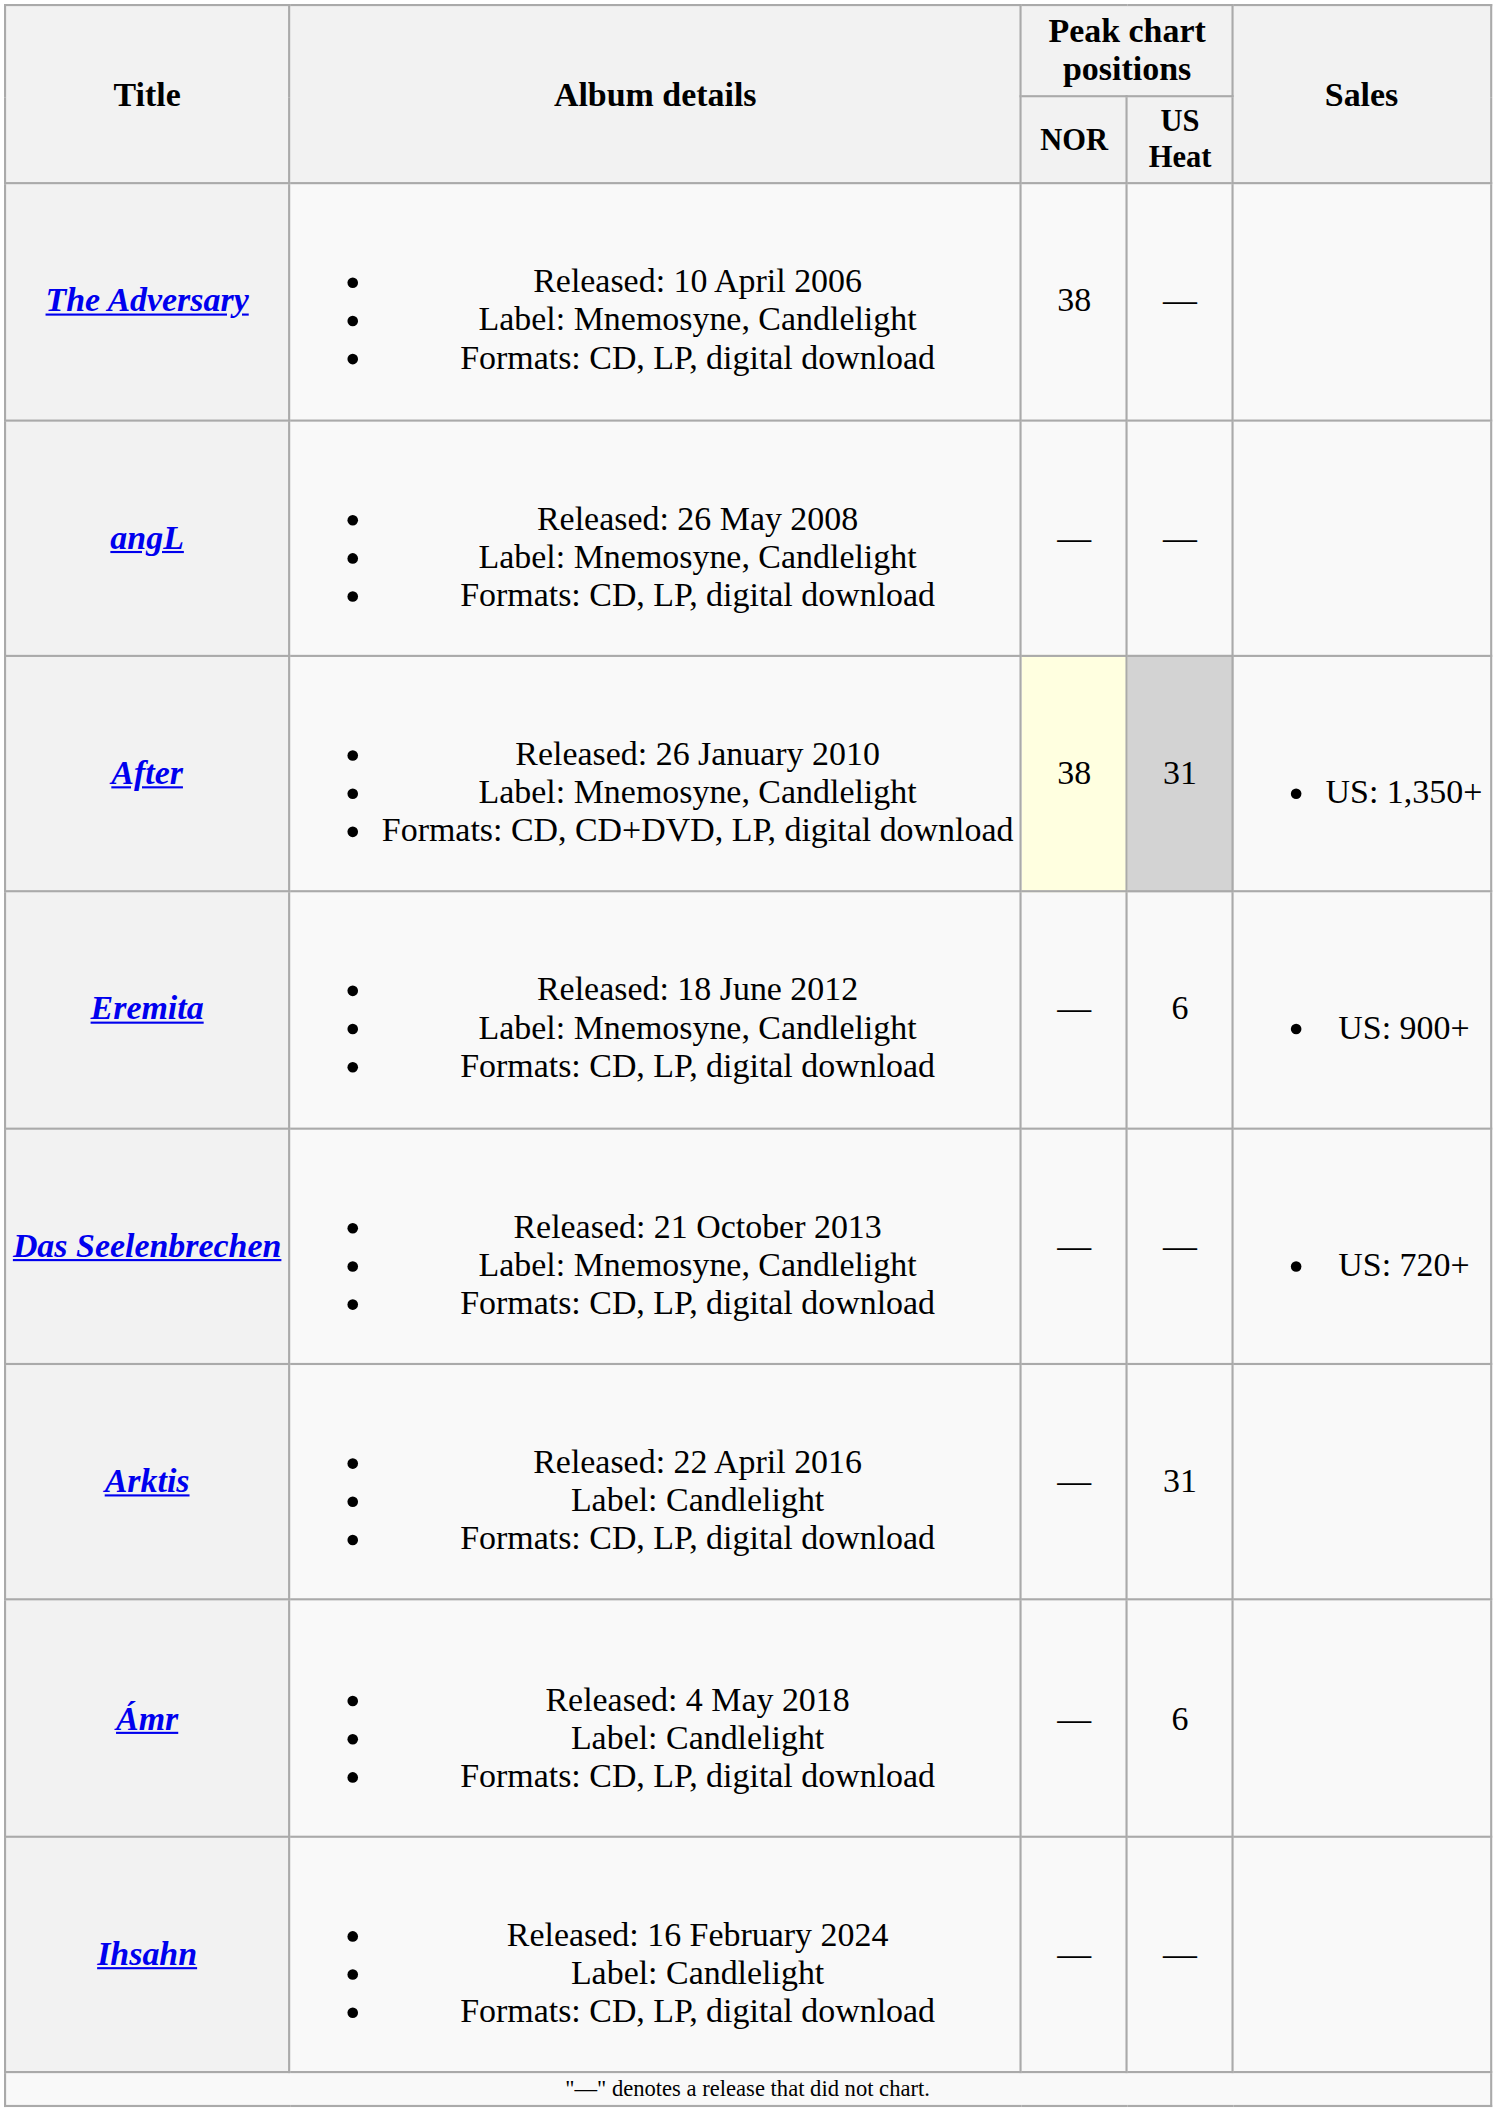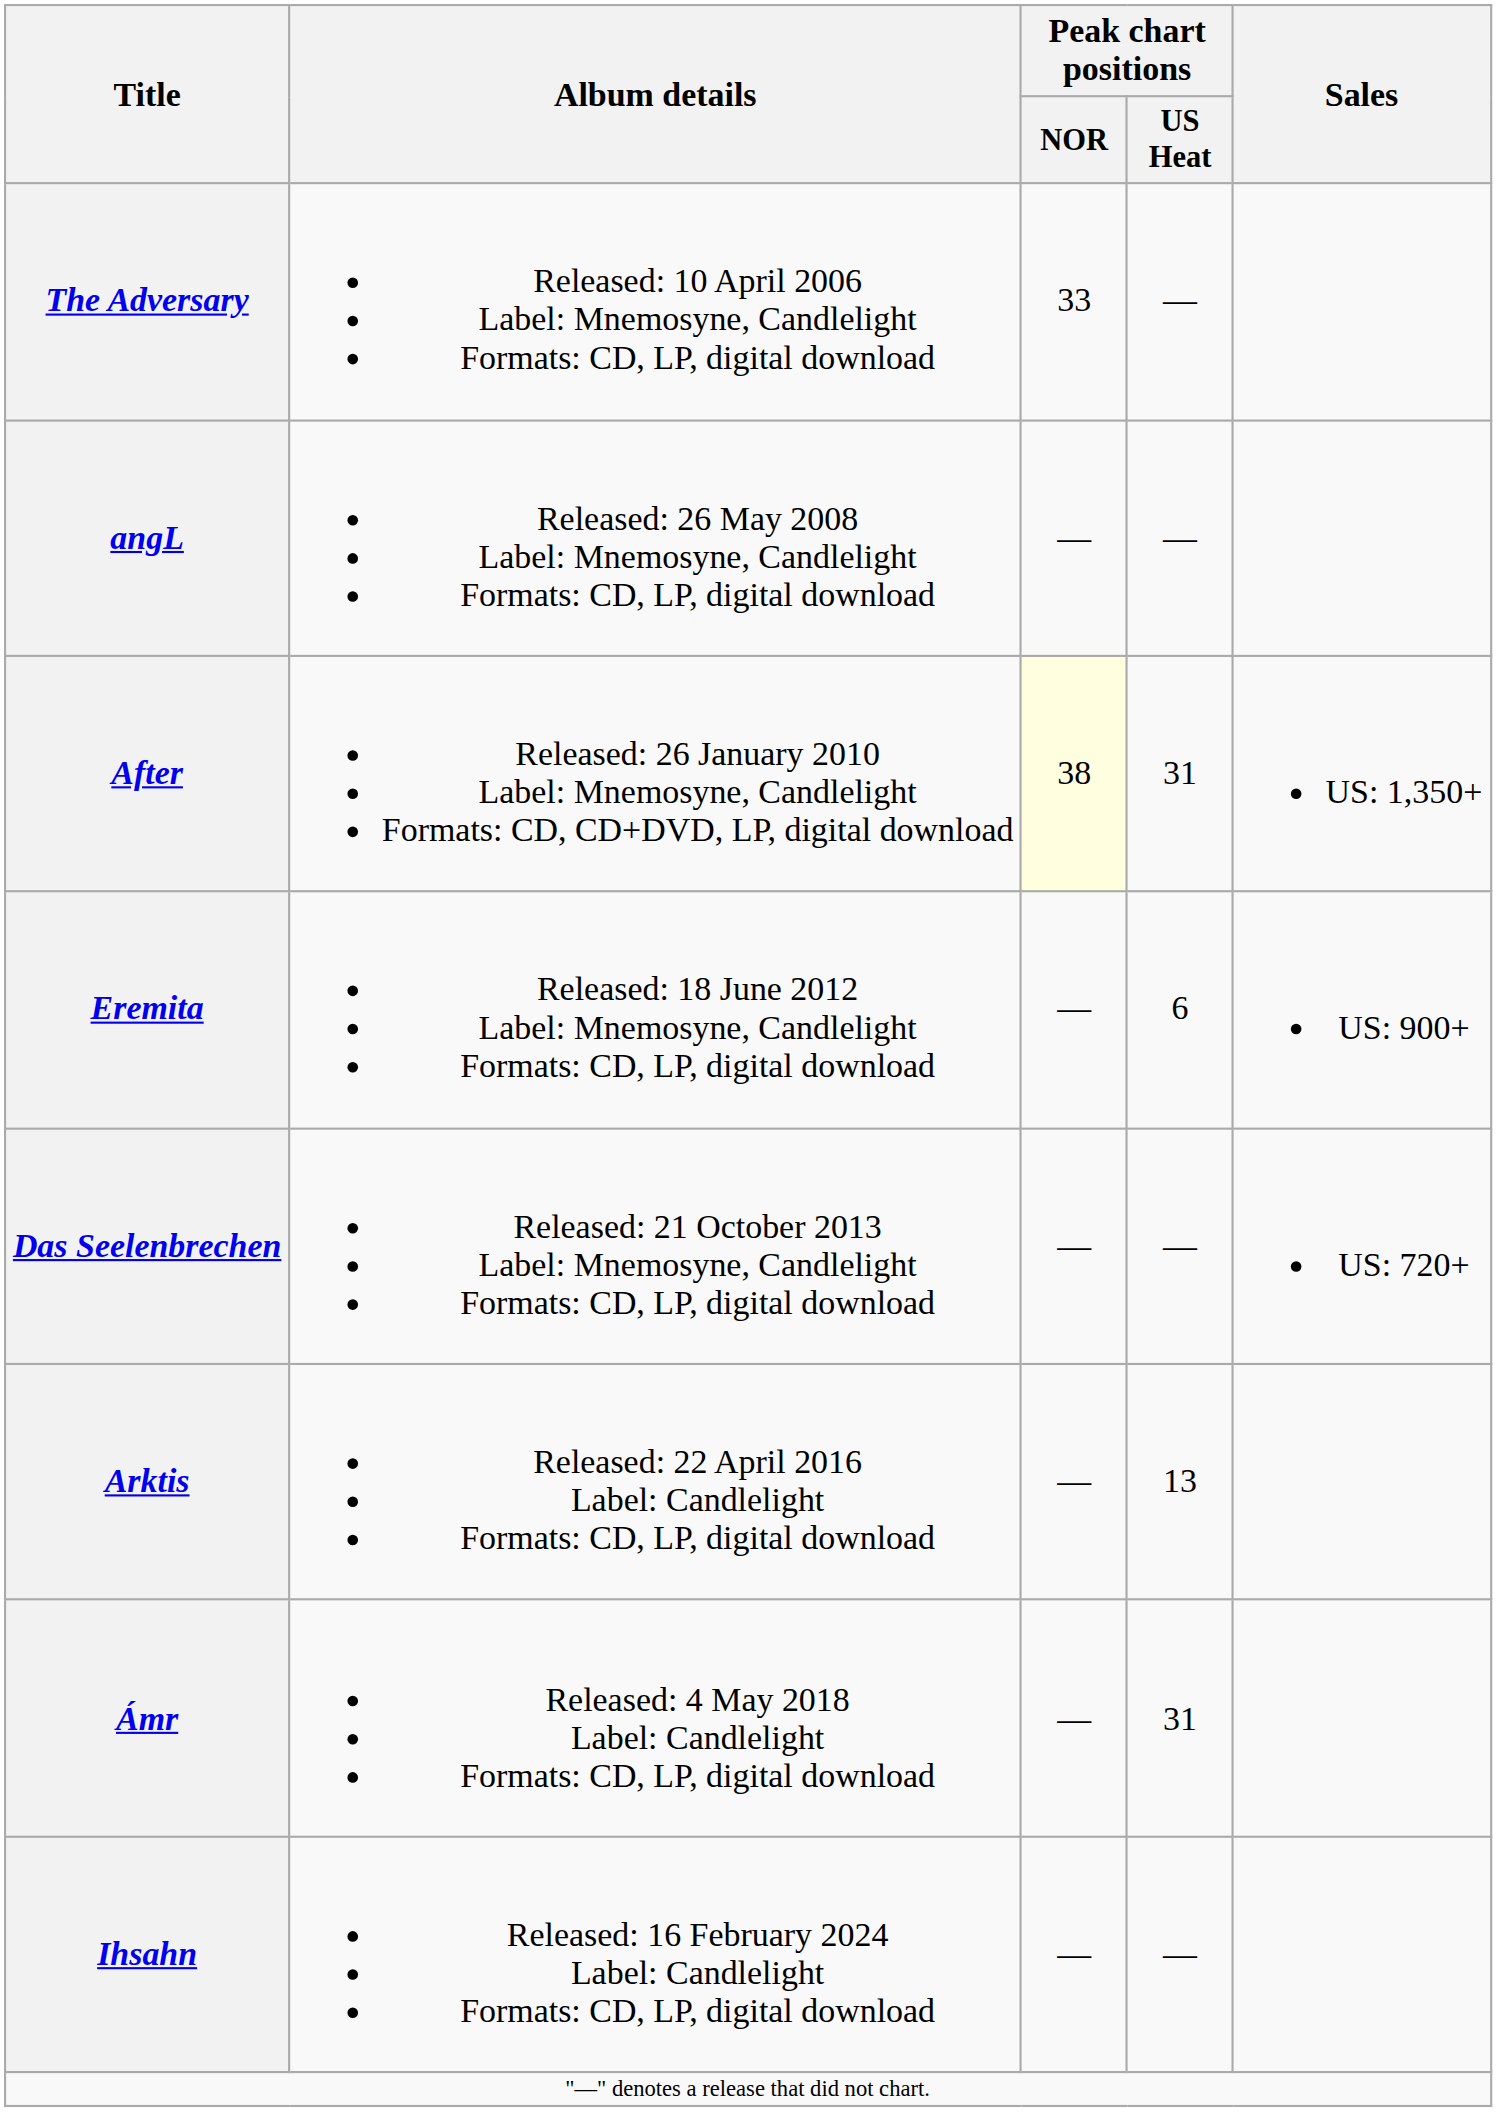(1074, 300) 38 -> (1074, 300) 33
(1180, 773) lightgrey background -> (1180, 773) no background
(1180, 1481) 31 -> (1180, 1481) 13
(1180, 1717) 6 -> (1180, 1717) 31
